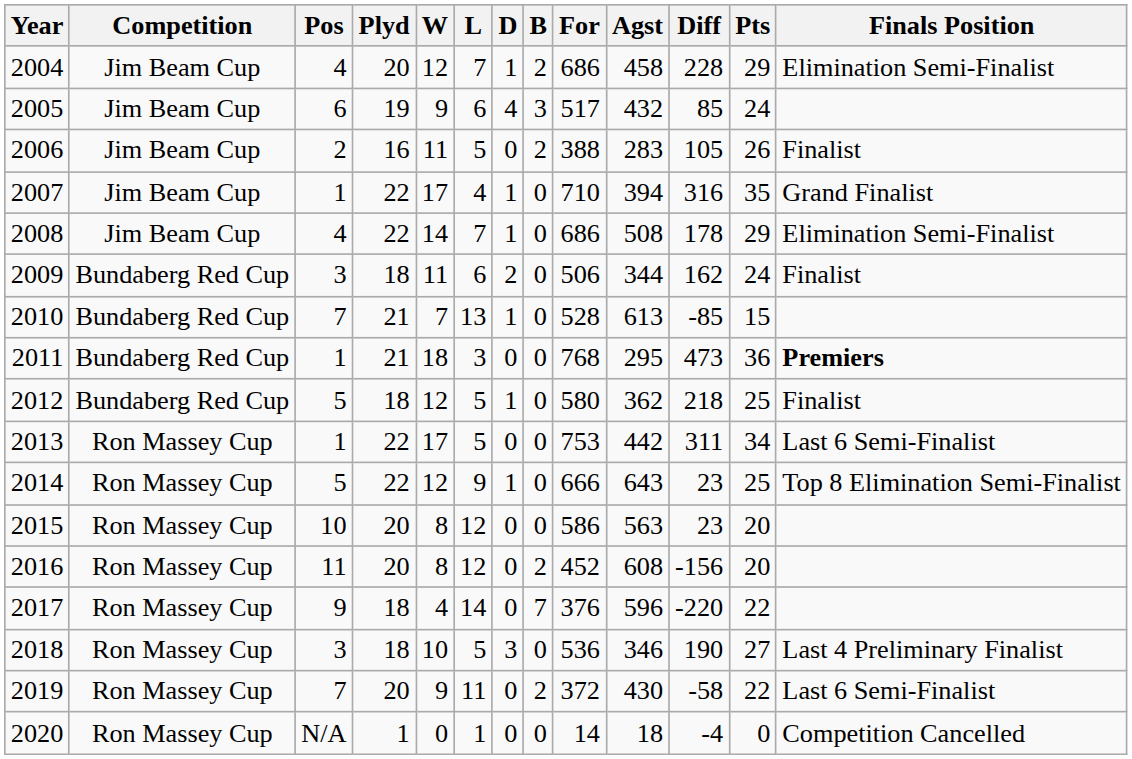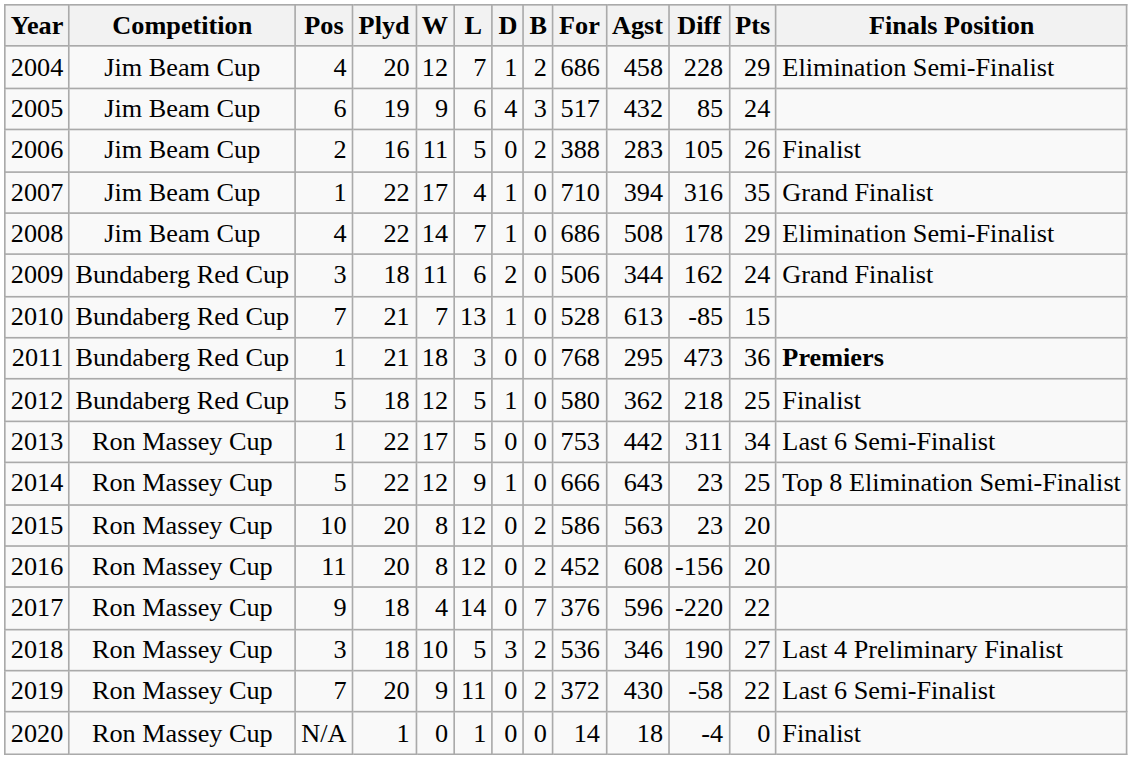(822, 274) Finalist -> (858, 274) Grand Finalist
(540, 524) 0 -> (540, 524) 2
(540, 649) 0 -> (540, 649) 2
(904, 732) Competition Cancelled -> (822, 732) Finalist
